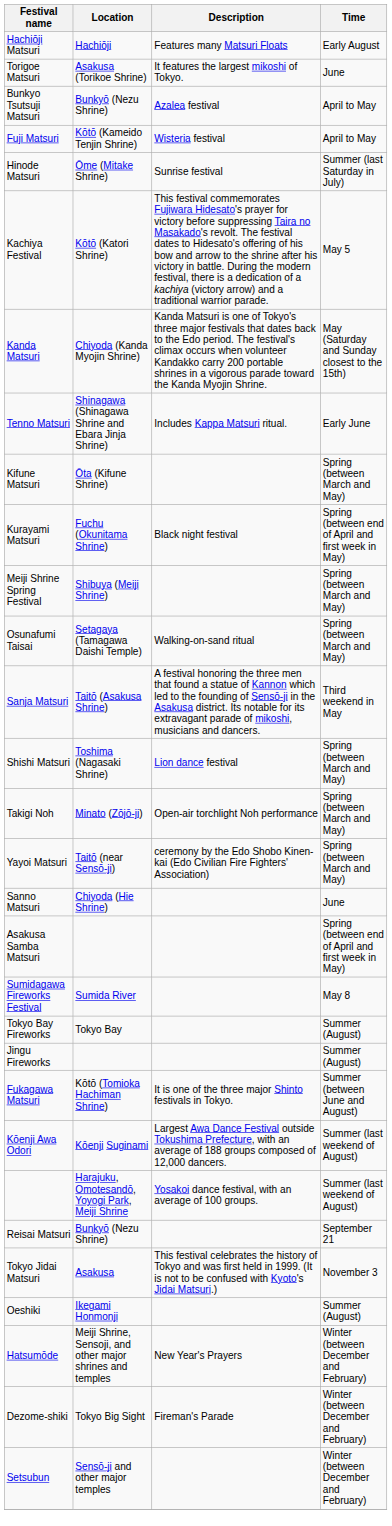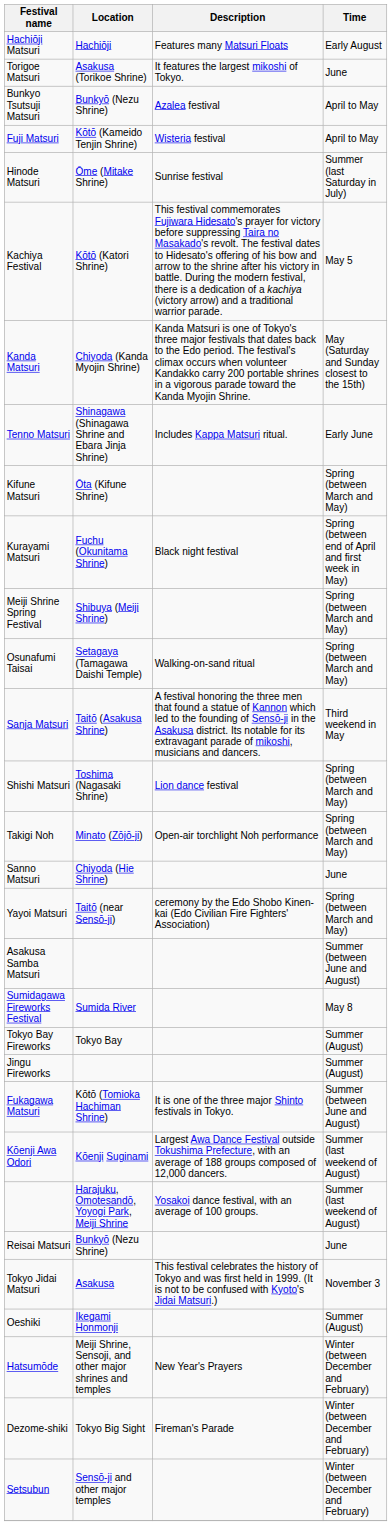rows swapped: (37, 863) <-> (23, 902)
(353, 946) Spring (between end of April and first week in May) -> (346, 963) Summer (between June and August)
(347, 1234) September 21 -> (336, 1245) June
